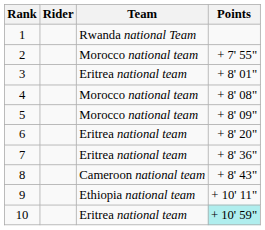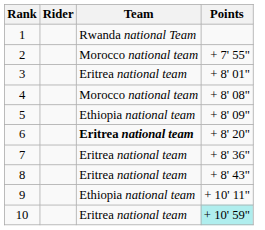(139, 114) Morocco national team -> (137, 114) Ethiopia national team
(133, 134) normal -> (136, 134) bold
(142, 174) Cameroon national team -> (133, 174) Eritrea national team
